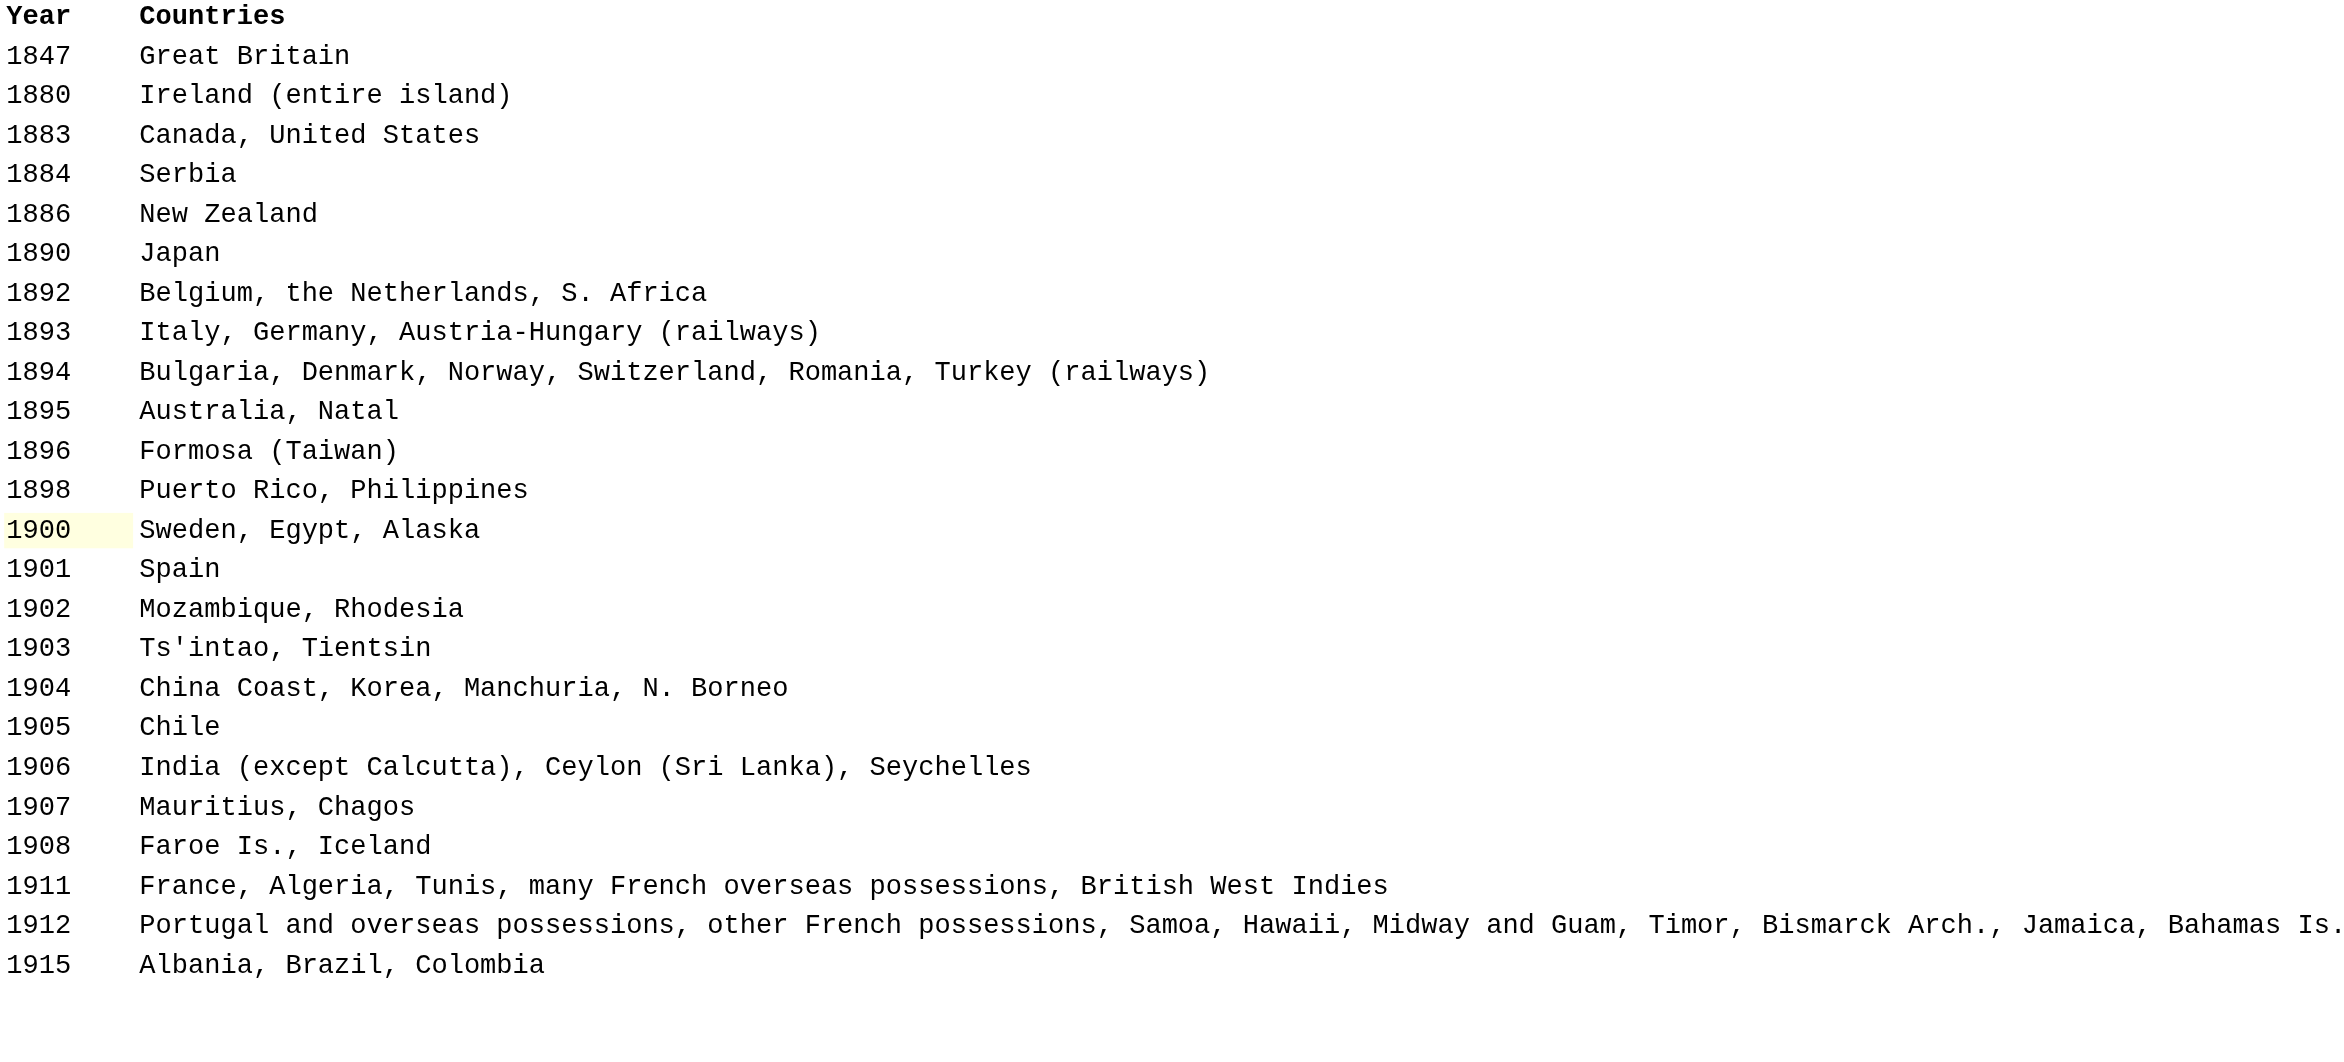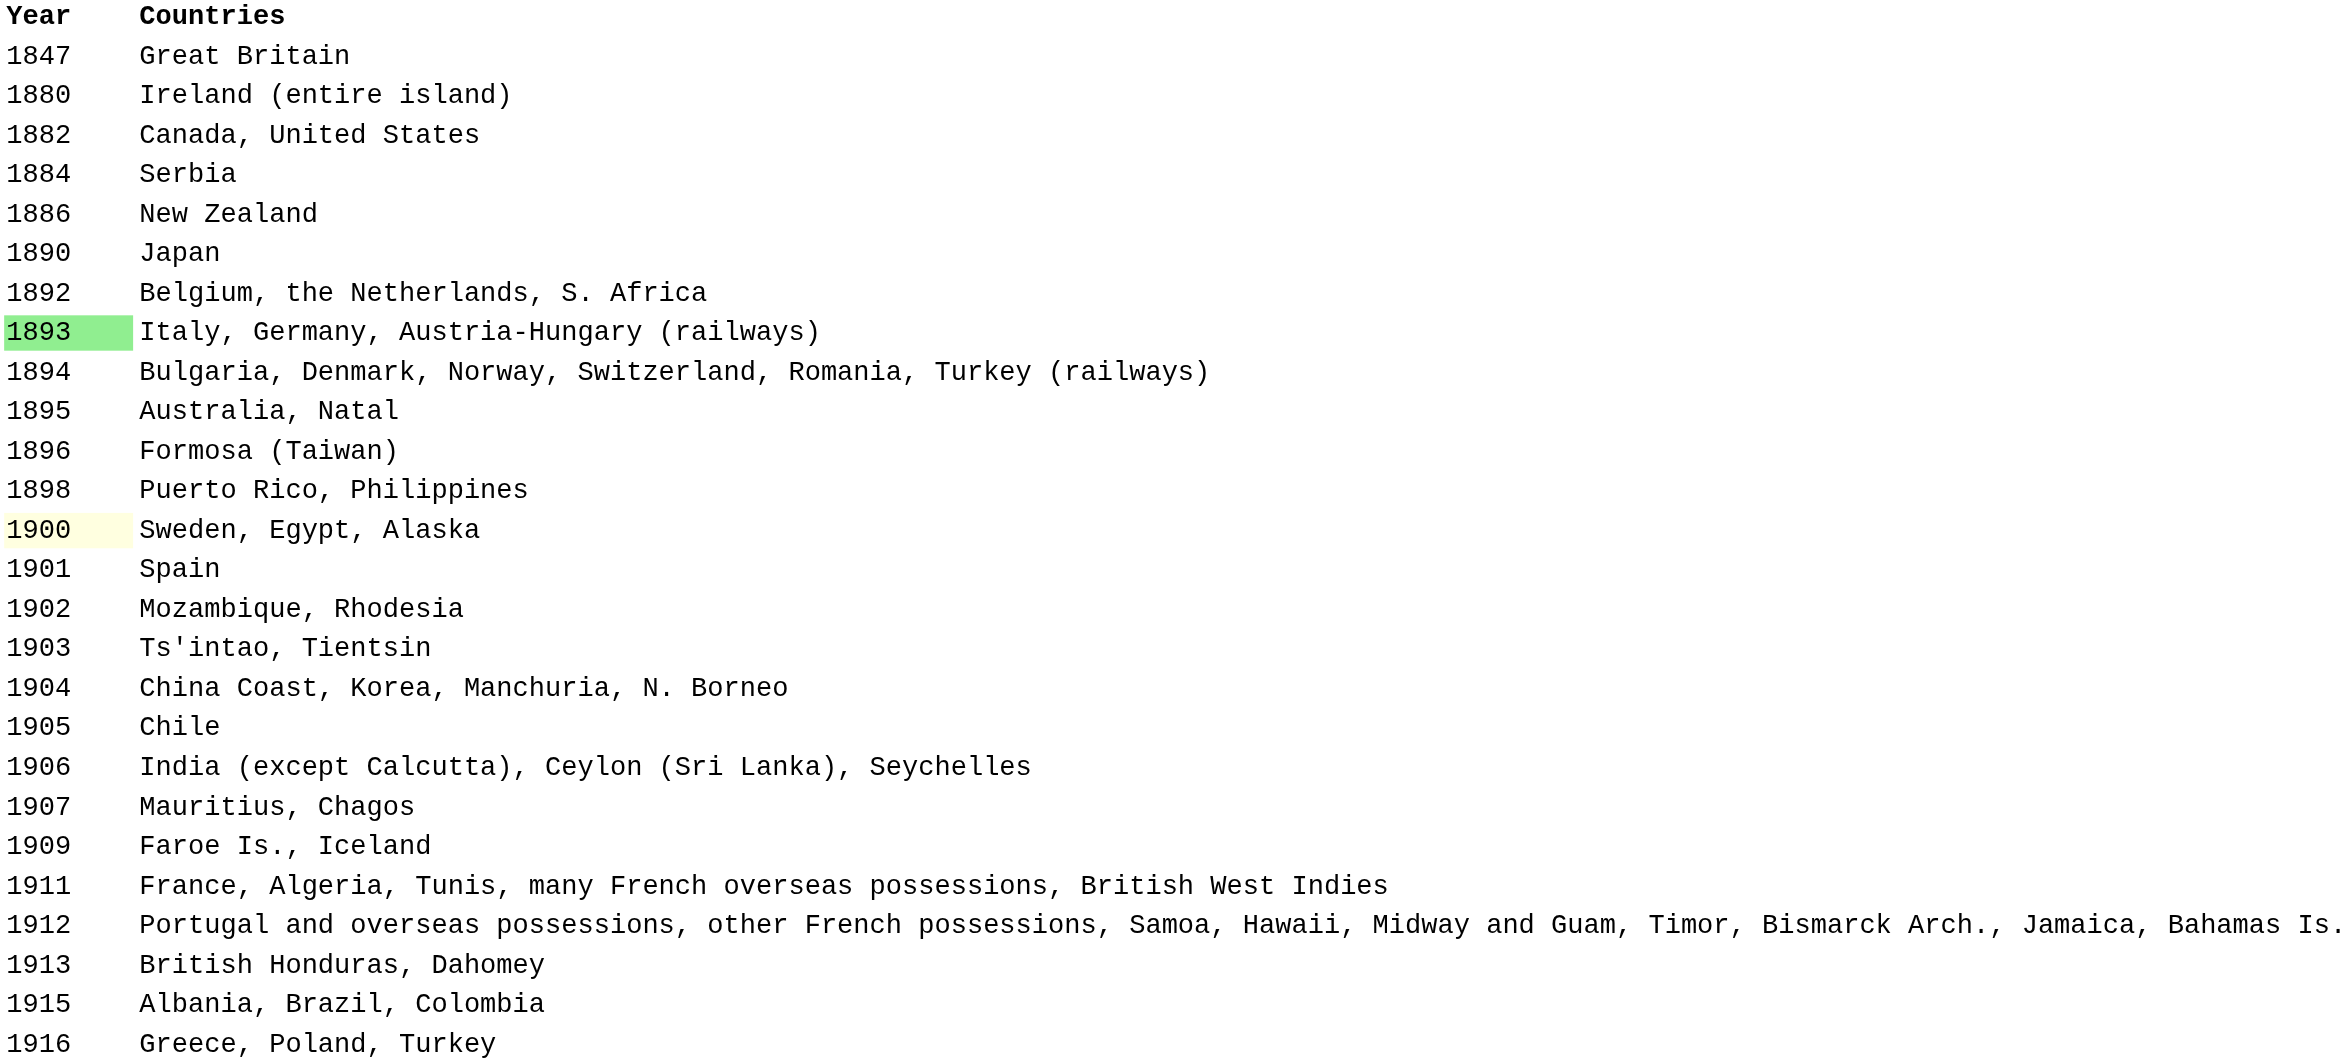(39, 135) 1883 -> (39, 135) 1882
(39, 333) no background -> (39, 333) lightgreen background
(39, 847) 1908 -> (39, 847) 1909
+ row: (342, 965)
+ row: (318, 1044)
